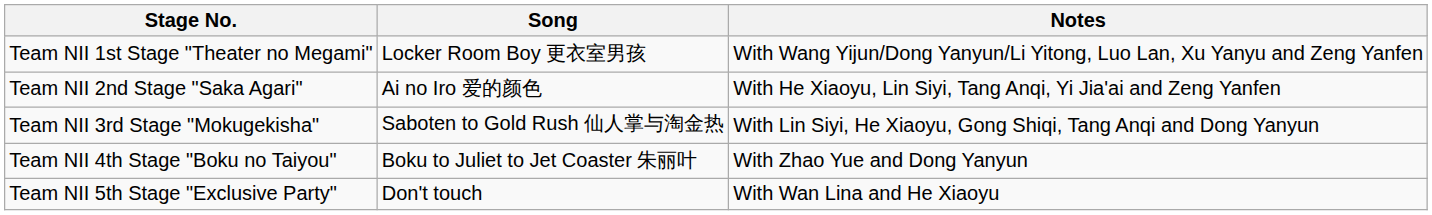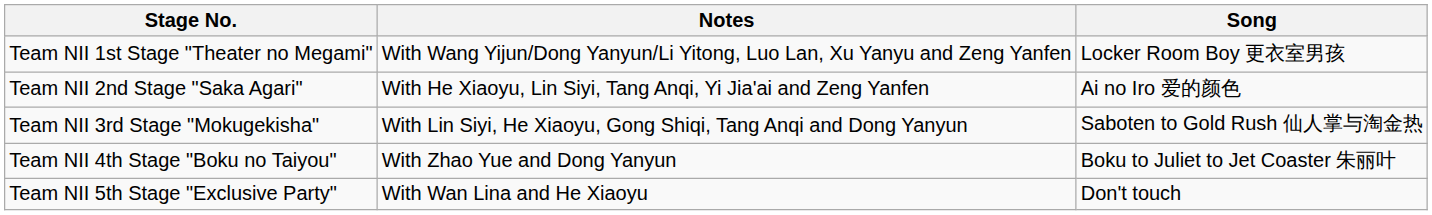columns swapped: (553, 20) <-> (1078, 20)
